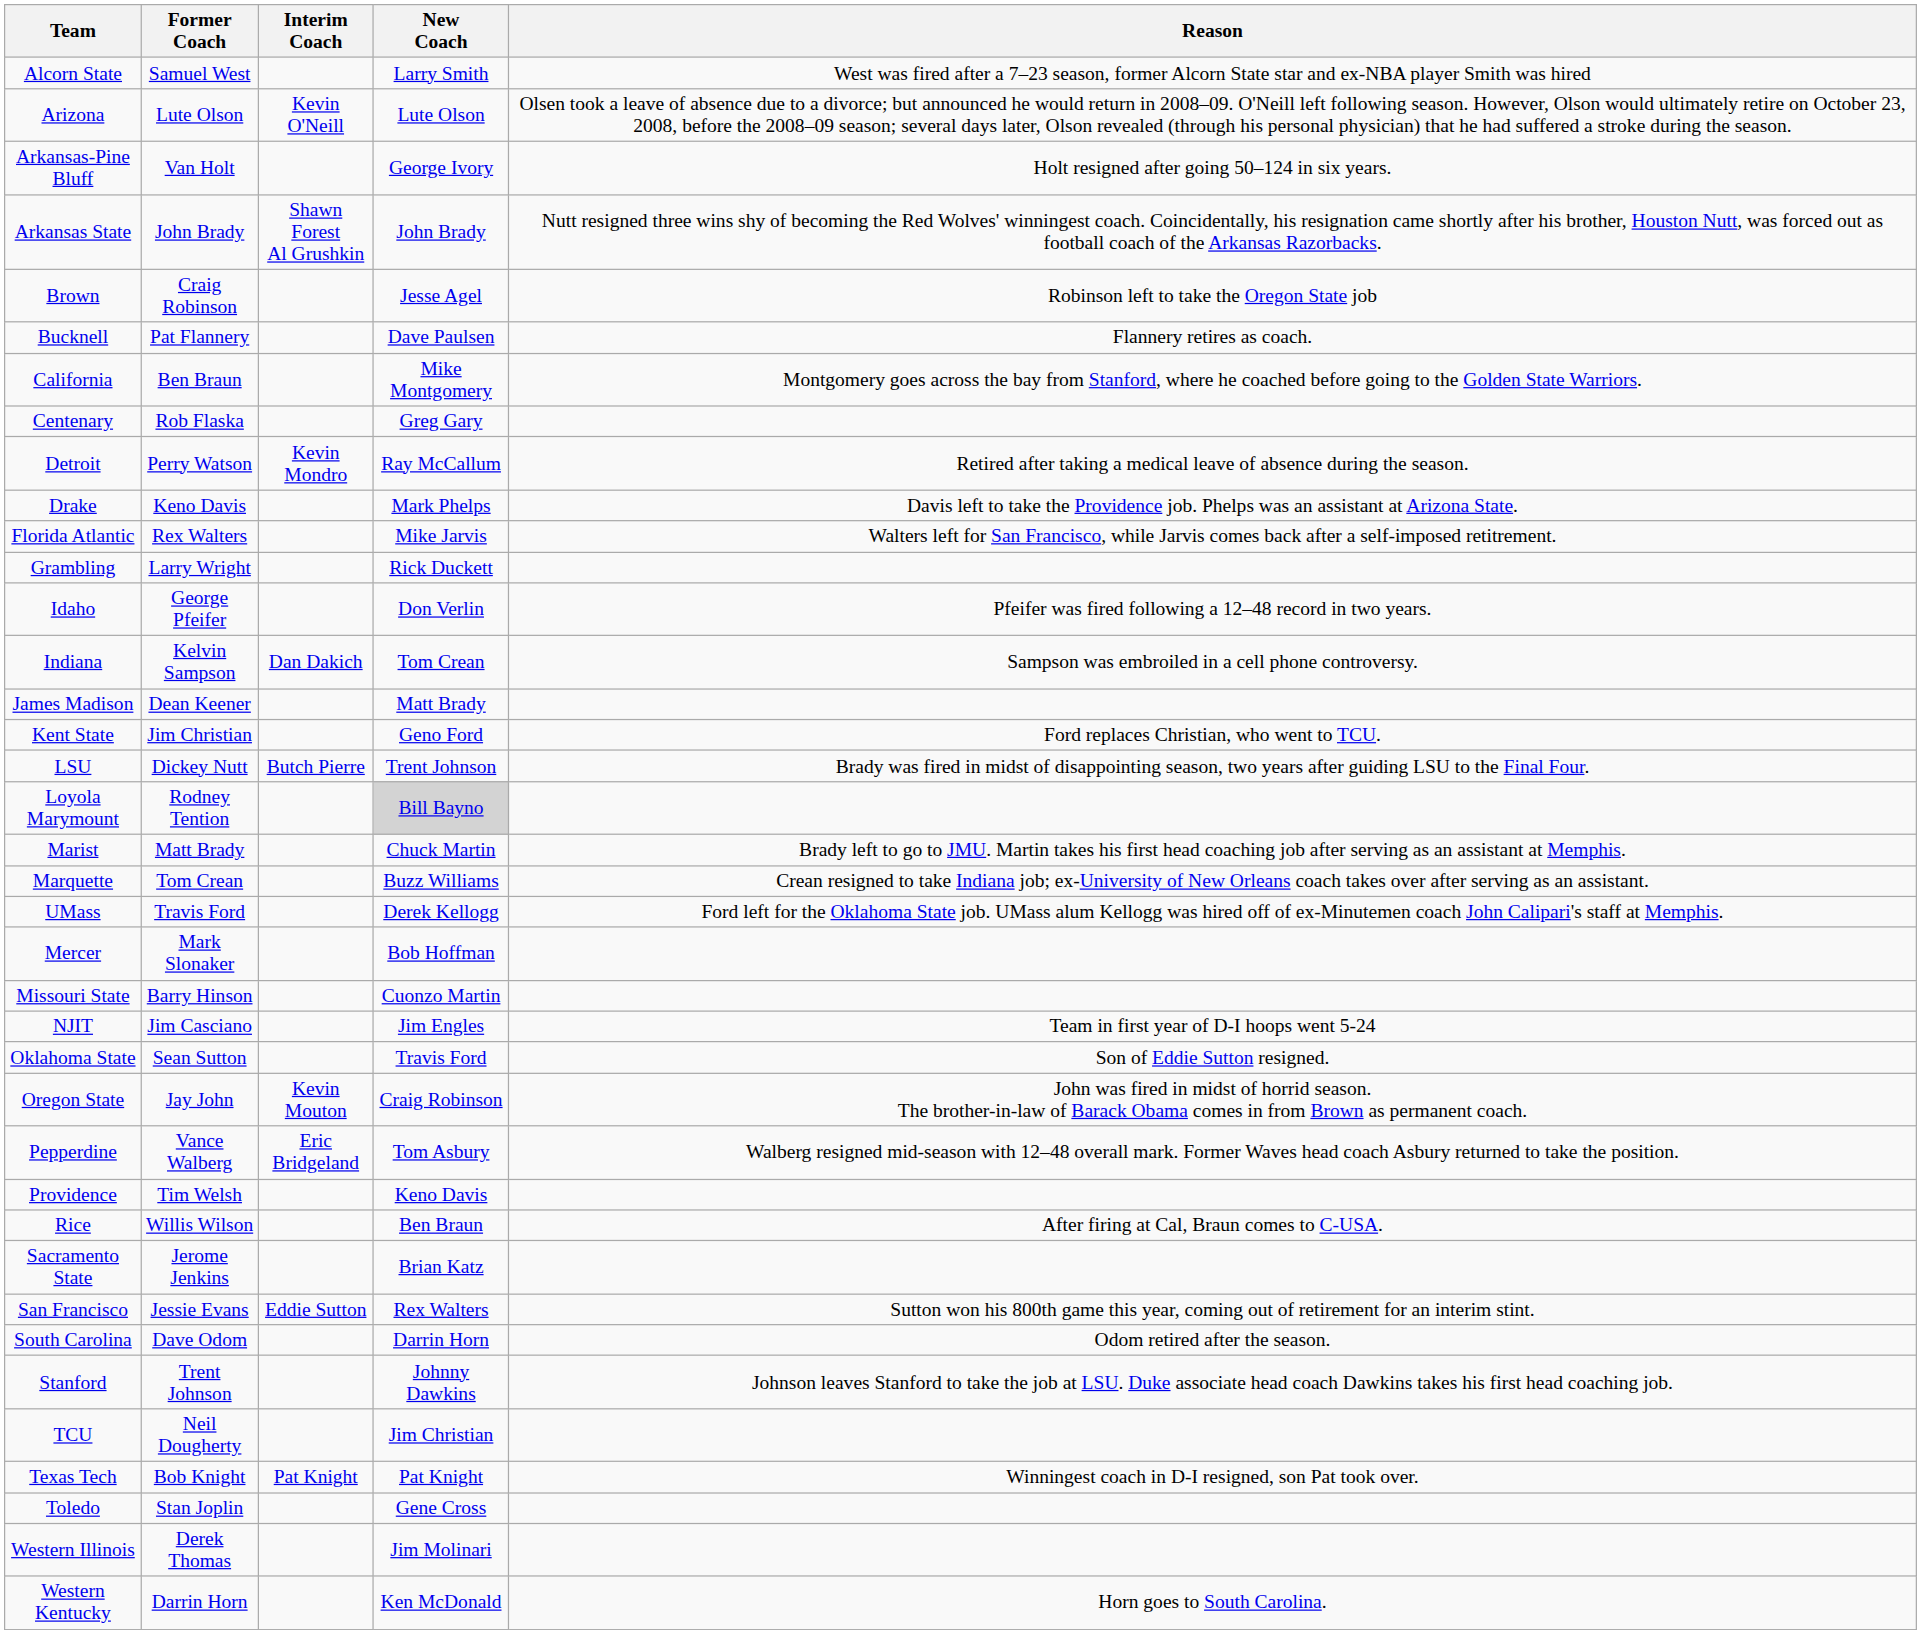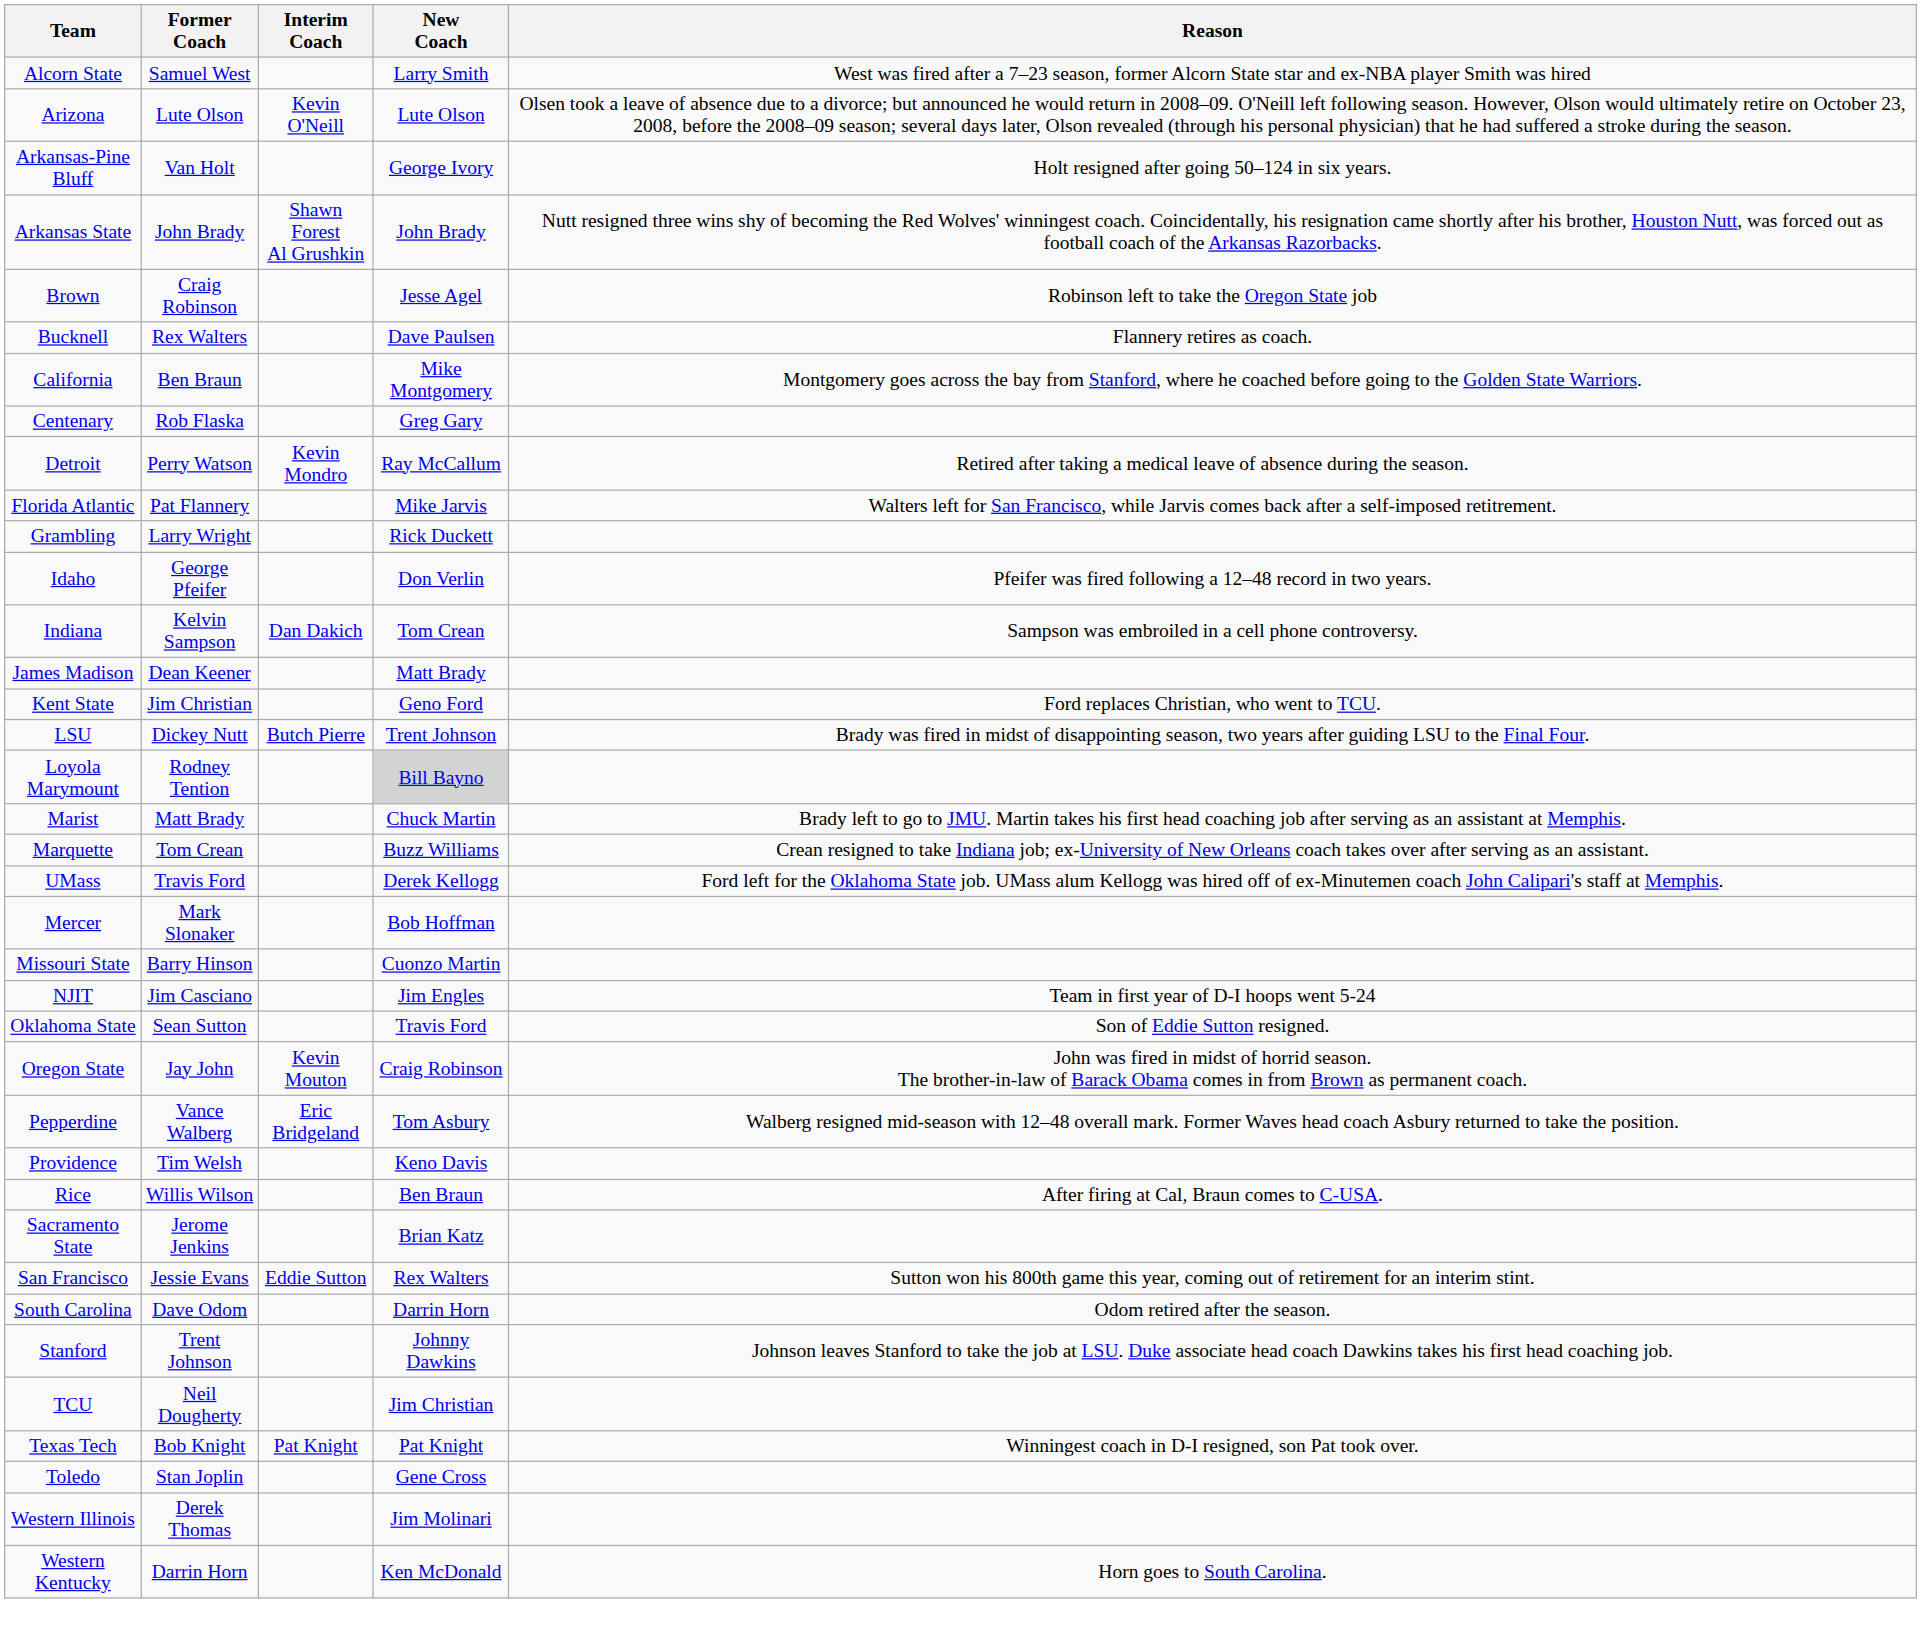(200, 337) Pat Flannery -> (200, 337) Rex Walters
- row: (73, 505)
(200, 536) Rex Walters -> (200, 505) Pat Flannery
